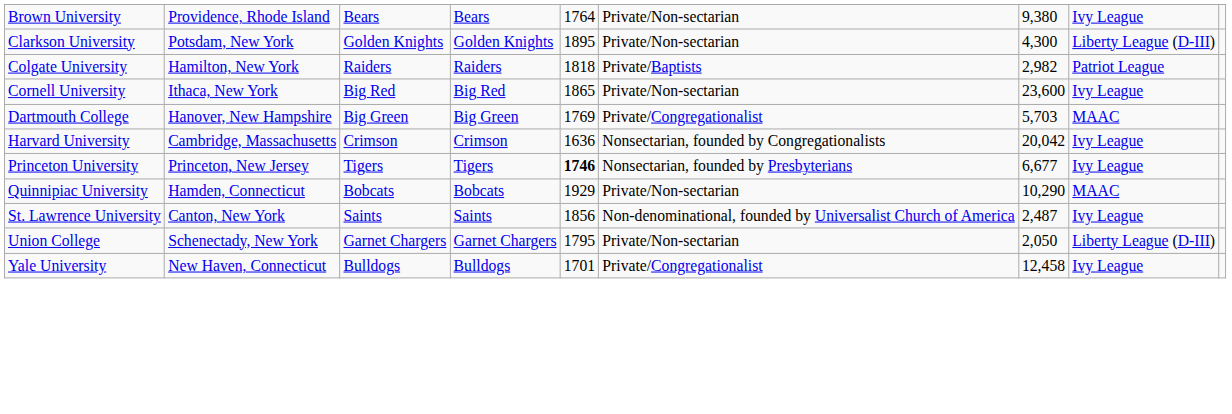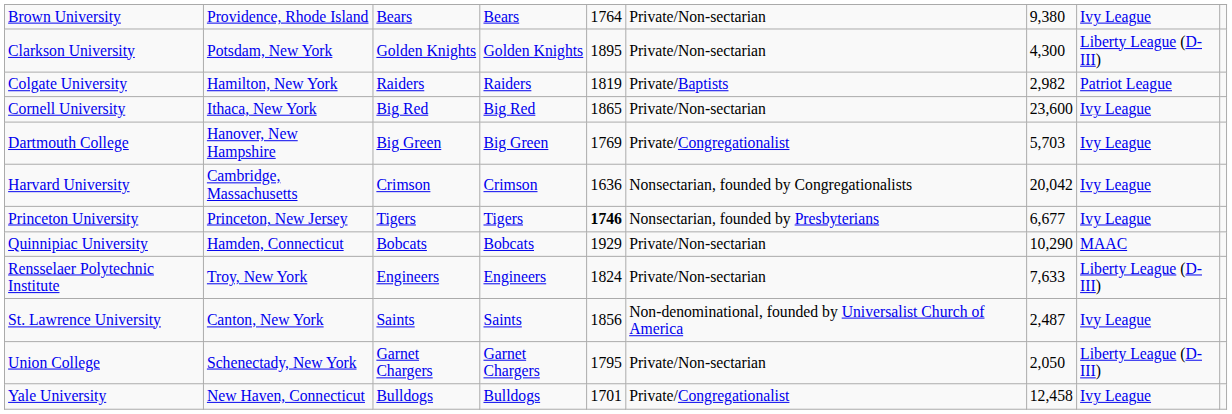(579, 66) 1818 -> (606, 84) 1819
(1096, 116) MAAC -> (1116, 142) Ivy League
+ row: (81, 277)
